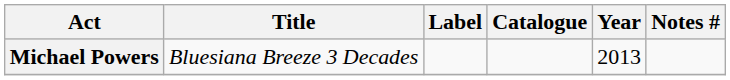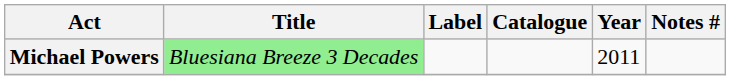(294, 56) no background -> (294, 56) lightgreen background
(619, 56) 2013 -> (619, 56) 2011
